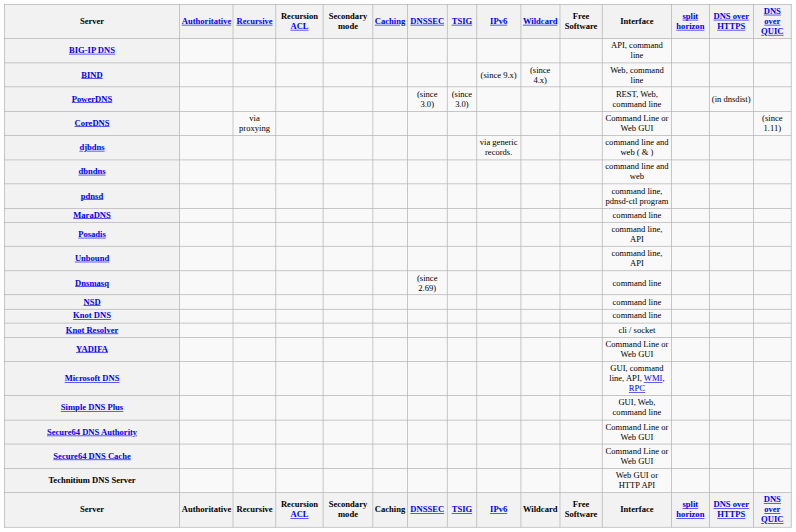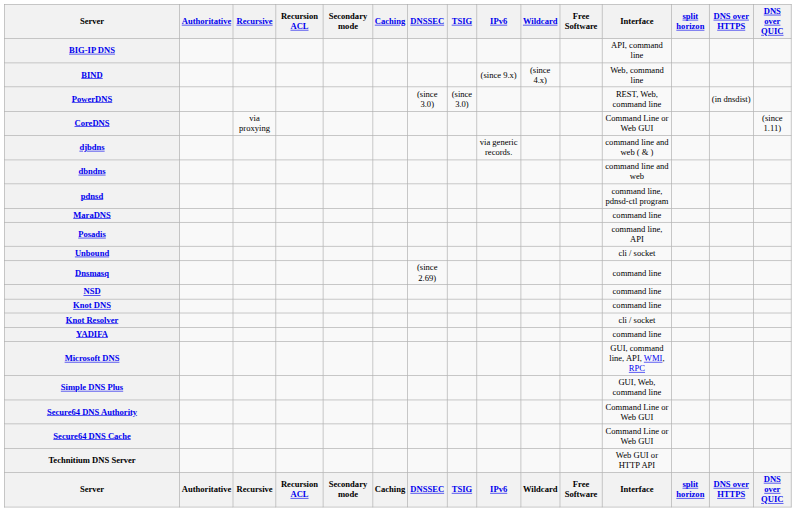(637, 258) command line, API -> (637, 253) cli / socket
(637, 349) Command Line or Web GUI -> (637, 334) command line
